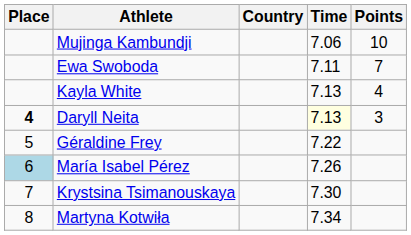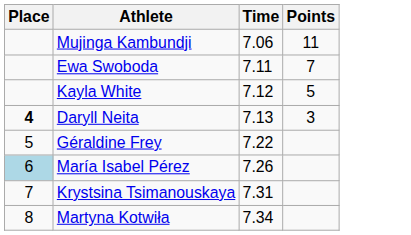- column: (273, 17)
(379, 42) 10 -> (311, 42) 11
(326, 92) 7.13 -> (258, 92) 7.12
(379, 92) 4 -> (311, 92) 5
(326, 117) lightyellow background -> (258, 117) no background
(326, 192) 7.30 -> (258, 192) 7.31
